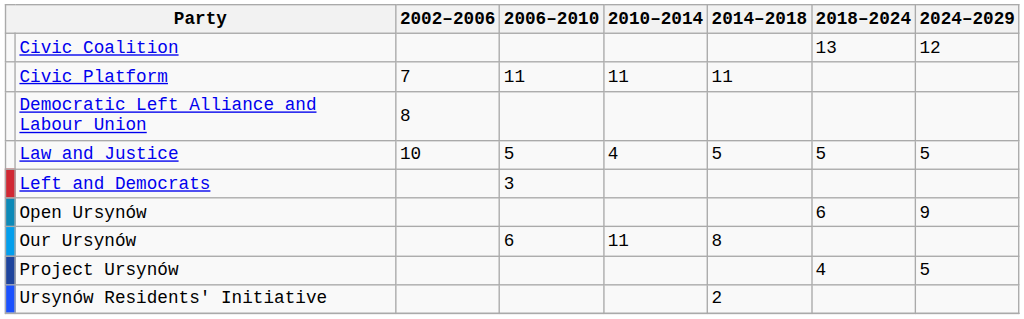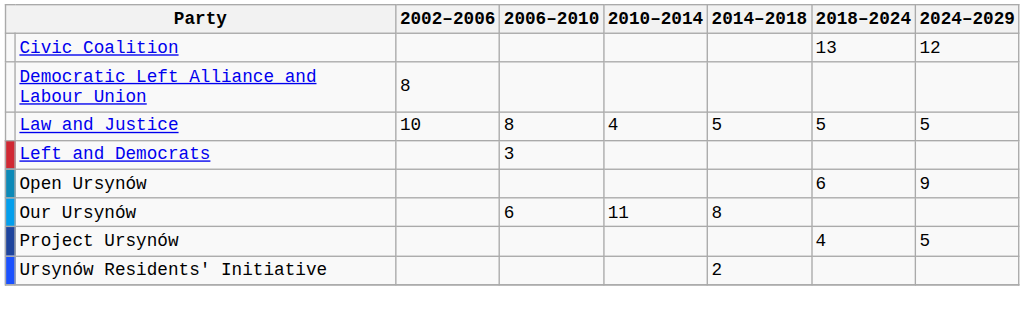- row: (94, 77)
(509, 155) 5 -> (509, 126) 8
